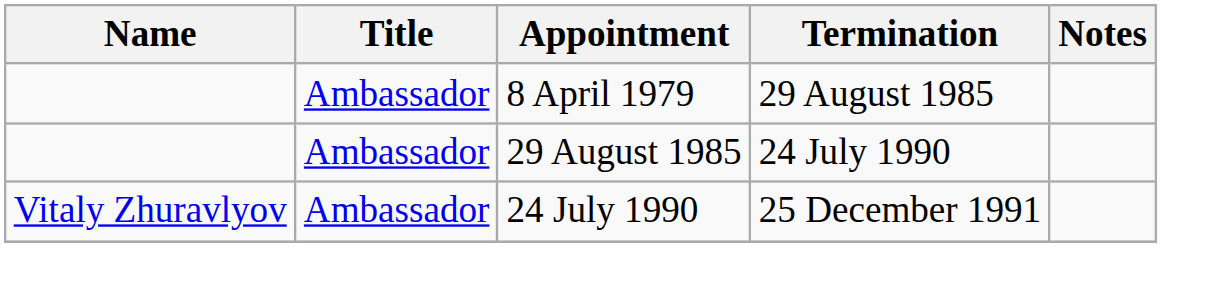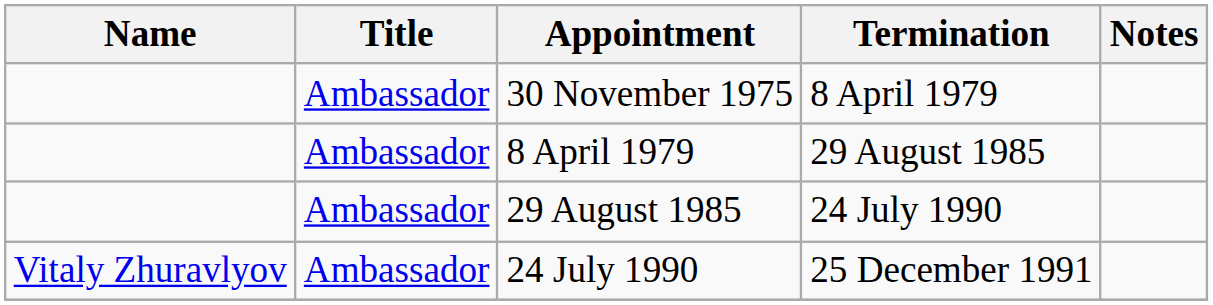+ row: (650, 92)
